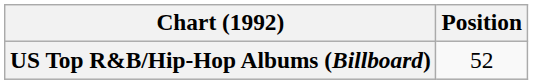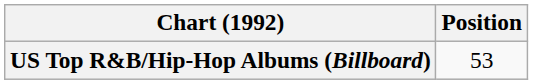(482, 60) 52 -> (482, 60) 53
